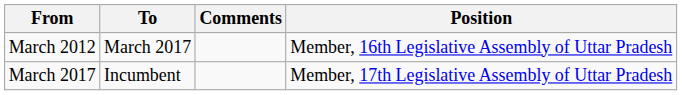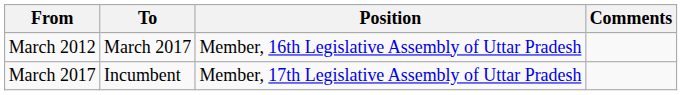columns swapped: (481, 18) <-> (241, 18)
